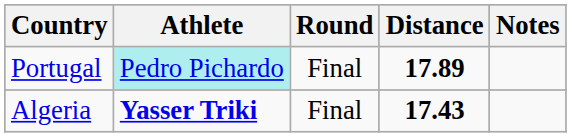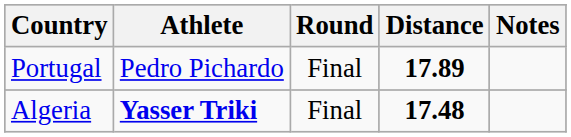(202, 68) paleturquoise background -> (202, 68) no background
(435, 110) 17.43 -> (435, 110) 17.48
